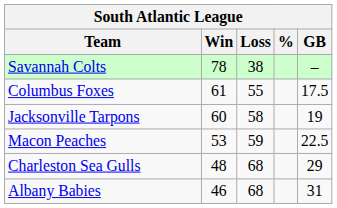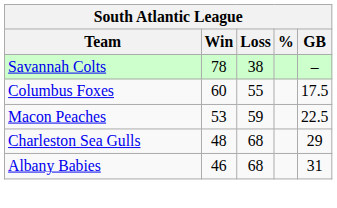(219, 91) 61 -> (219, 91) 60
- row: (74, 116)
